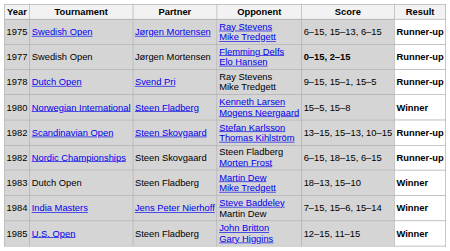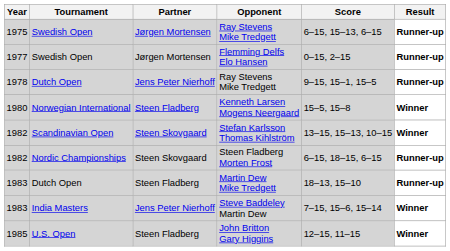(327, 57) bold -> (327, 57) normal
(155, 82) Svend Pri -> (175, 82) Jens Peter Nierhoff
(420, 133) Runner-up -> (412, 133) Winner
(412, 183) Winner -> (420, 183) Runner-up
(17, 208) 1984 -> (17, 208) 1983
